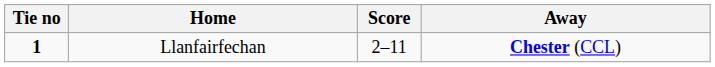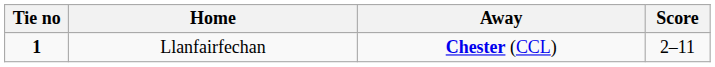columns swapped: (389, 18) <-> (565, 18)
